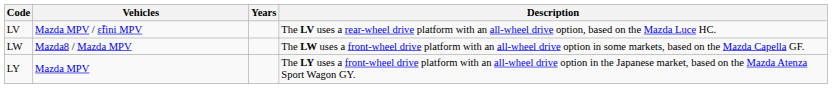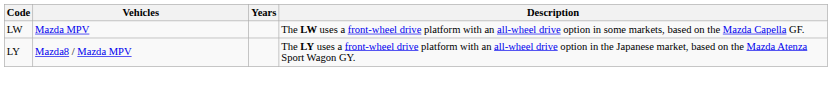- row: (13, 29)
(83, 46) Mazda8 / Mazda MPV -> (62, 29) Mazda MPV
(62, 69) Mazda MPV -> (83, 52) Mazda8 / Mazda MPV
